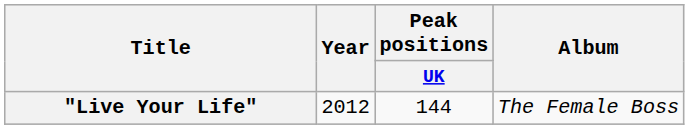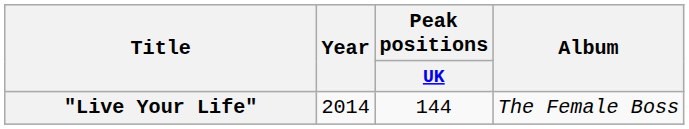(346, 108) 2012 -> (346, 108) 2014
